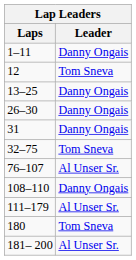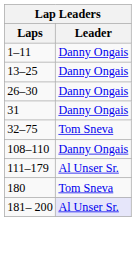- row: (13, 71)
- row: (25, 168)
(89, 245) no background -> (89, 206) lavender background
